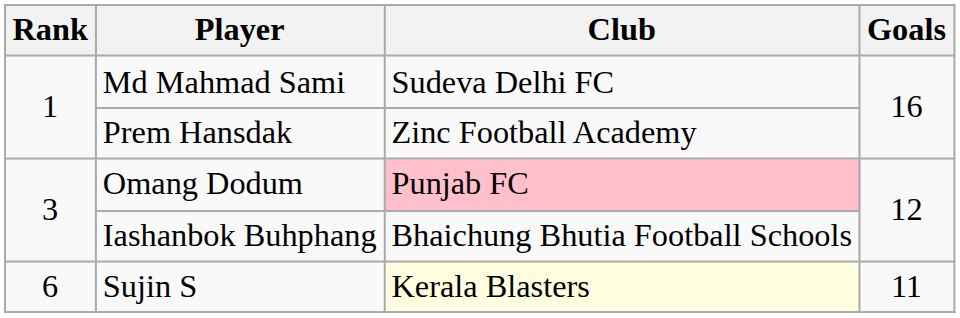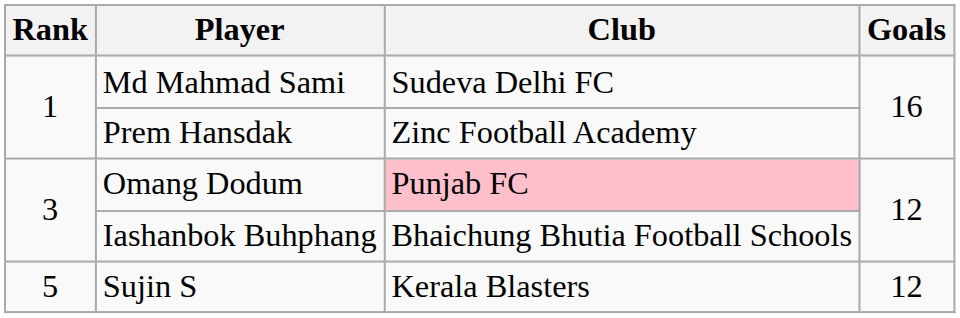(50, 286) 6 -> (50, 286) 5
(491, 286) lightyellow background -> (491, 286) no background
(906, 286) 11 -> (906, 286) 12
